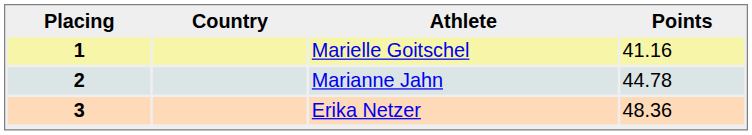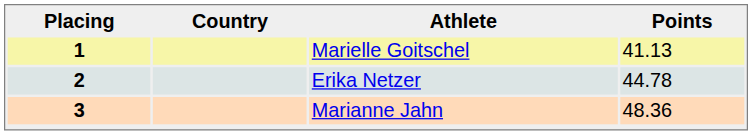(647, 50) 41.16 -> (647, 50) 41.13
(377, 80) Marianne Jahn -> (366, 80) Erika Netzer
(366, 110) Erika Netzer -> (377, 110) Marianne Jahn
